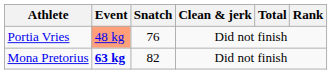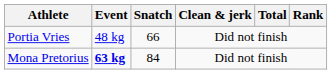(110, 37) lightsalmon background -> (110, 37) no background
(153, 37) 76 -> (153, 37) 66
(153, 58) 82 -> (153, 58) 84
